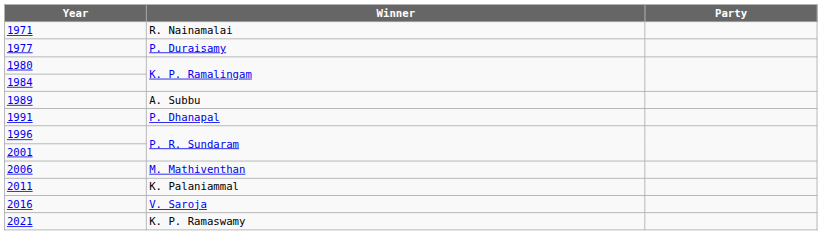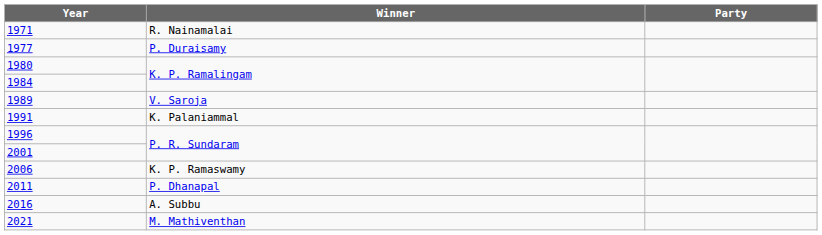(175, 100) A. Subbu -> (178, 100) V. Saroja
(184, 117) P. Dhanapal -> (194, 117) K. Palaniammal
(197, 169) M. Mathiventhan -> (197, 169) K. P. Ramaswamy
(194, 187) K. Palaniammal -> (184, 187) P. Dhanapal
(178, 204) V. Saroja -> (175, 204) A. Subbu
(197, 222) K. P. Ramaswamy -> (197, 222) M. Mathiventhan
